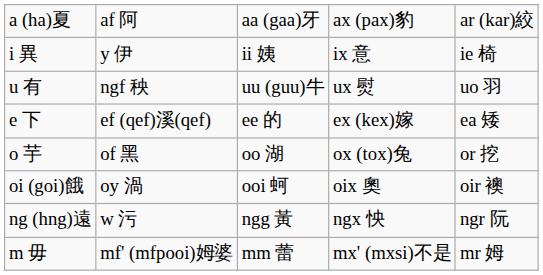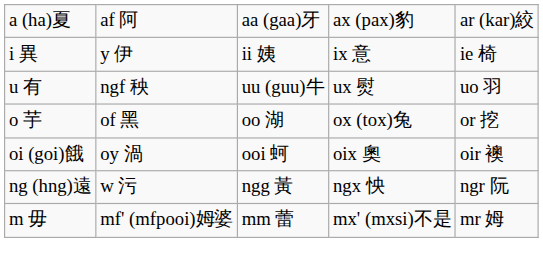- row: (25, 120)
